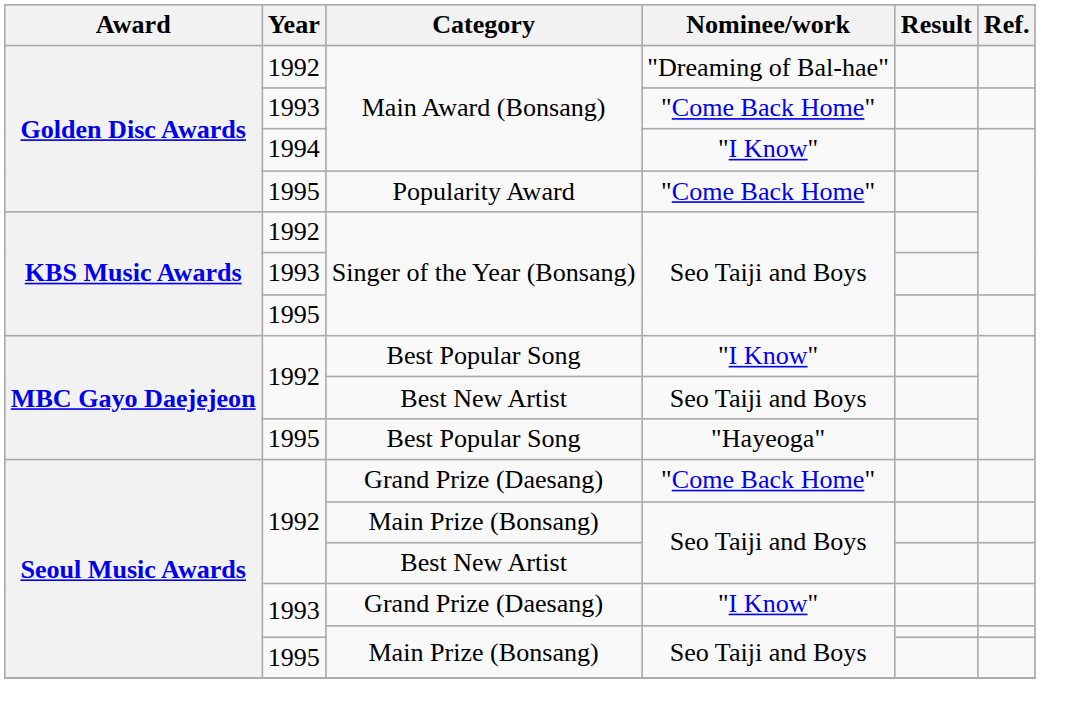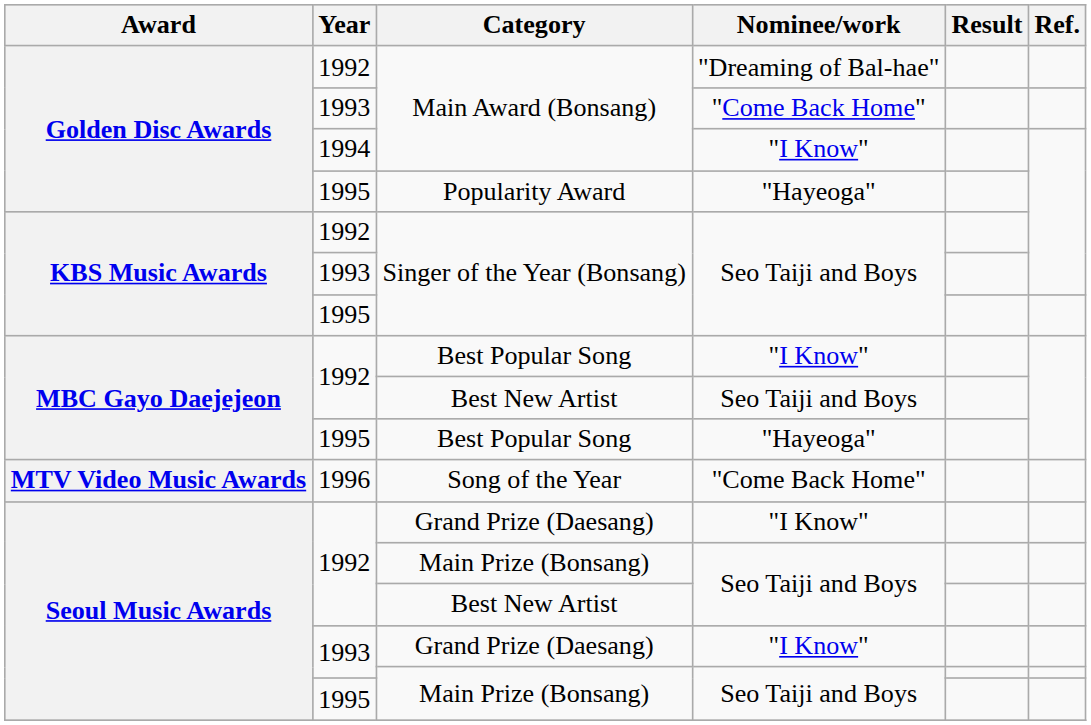(768, 190) "Come Back Home" -> (819, 190) "Hayeoga"
+ row: (344, 480)
(768, 480) "Come Back Home" -> (819, 521) "I Know"
